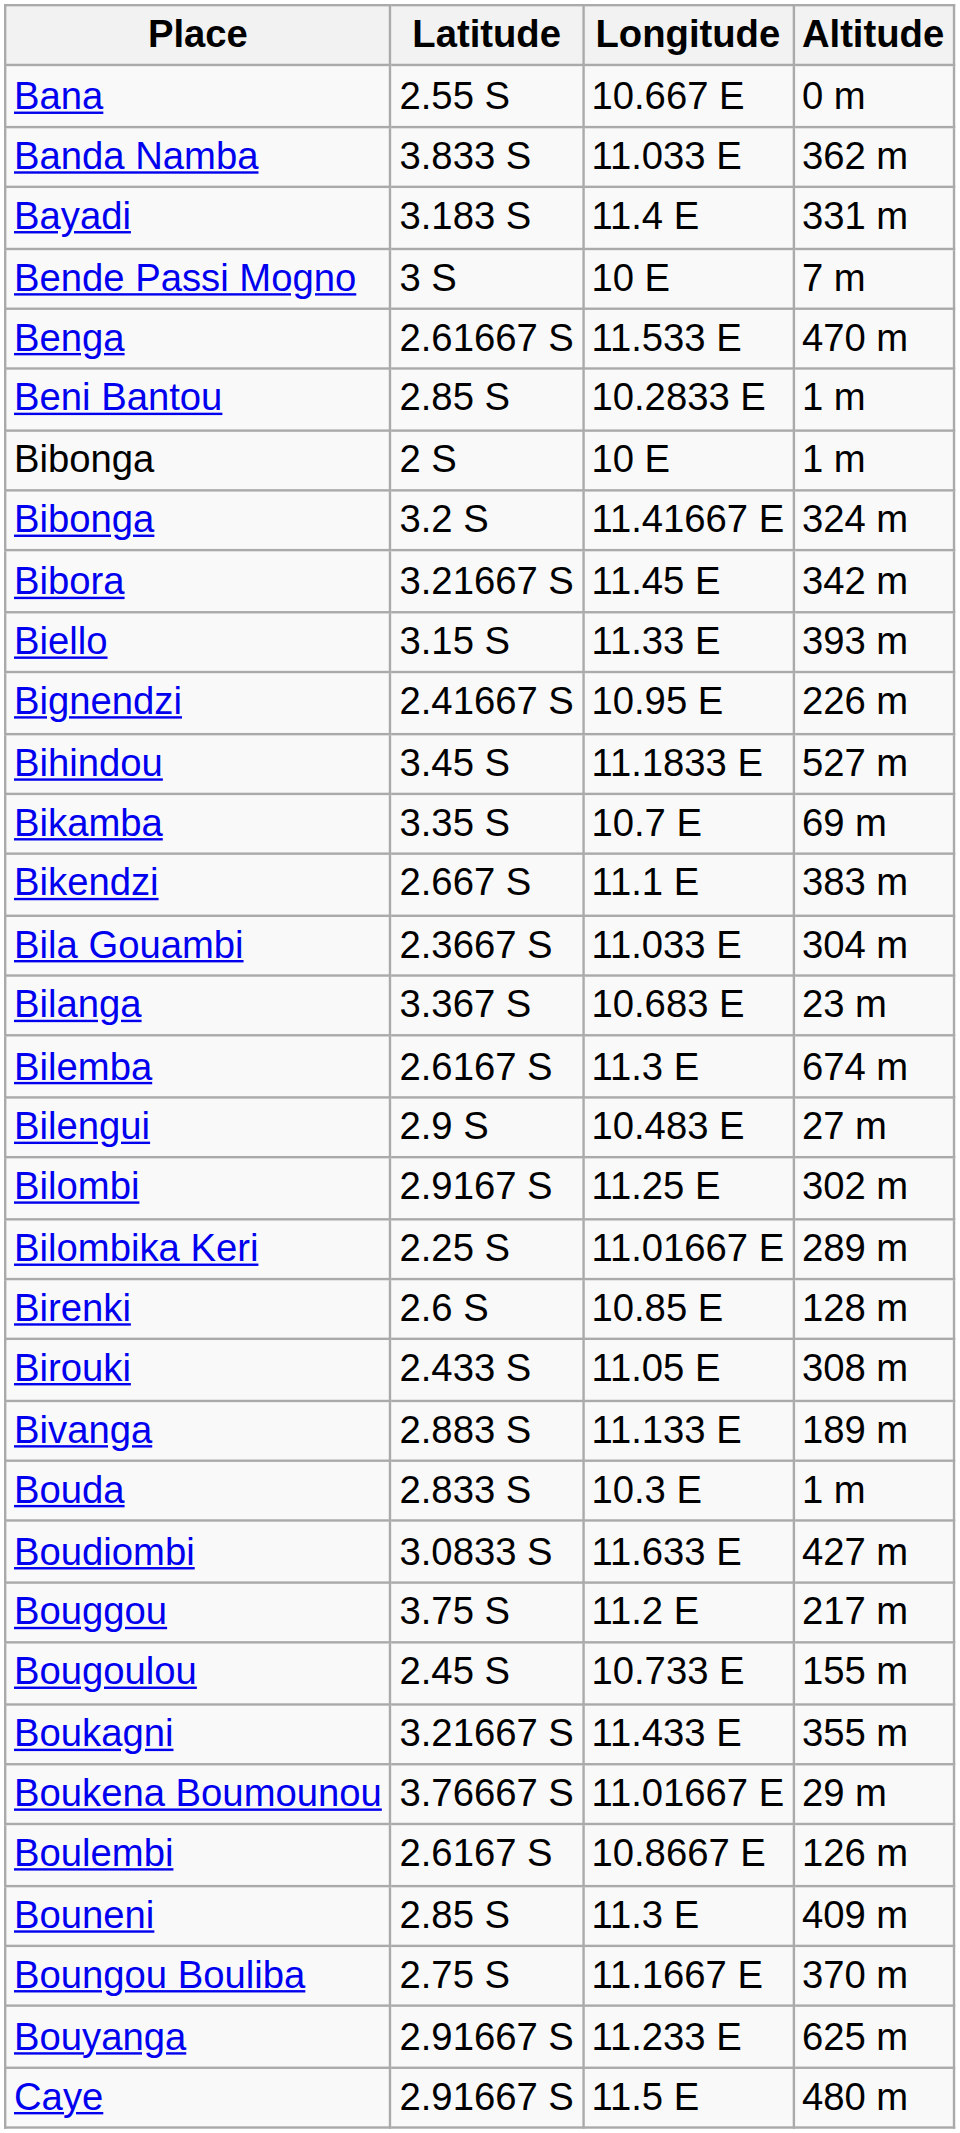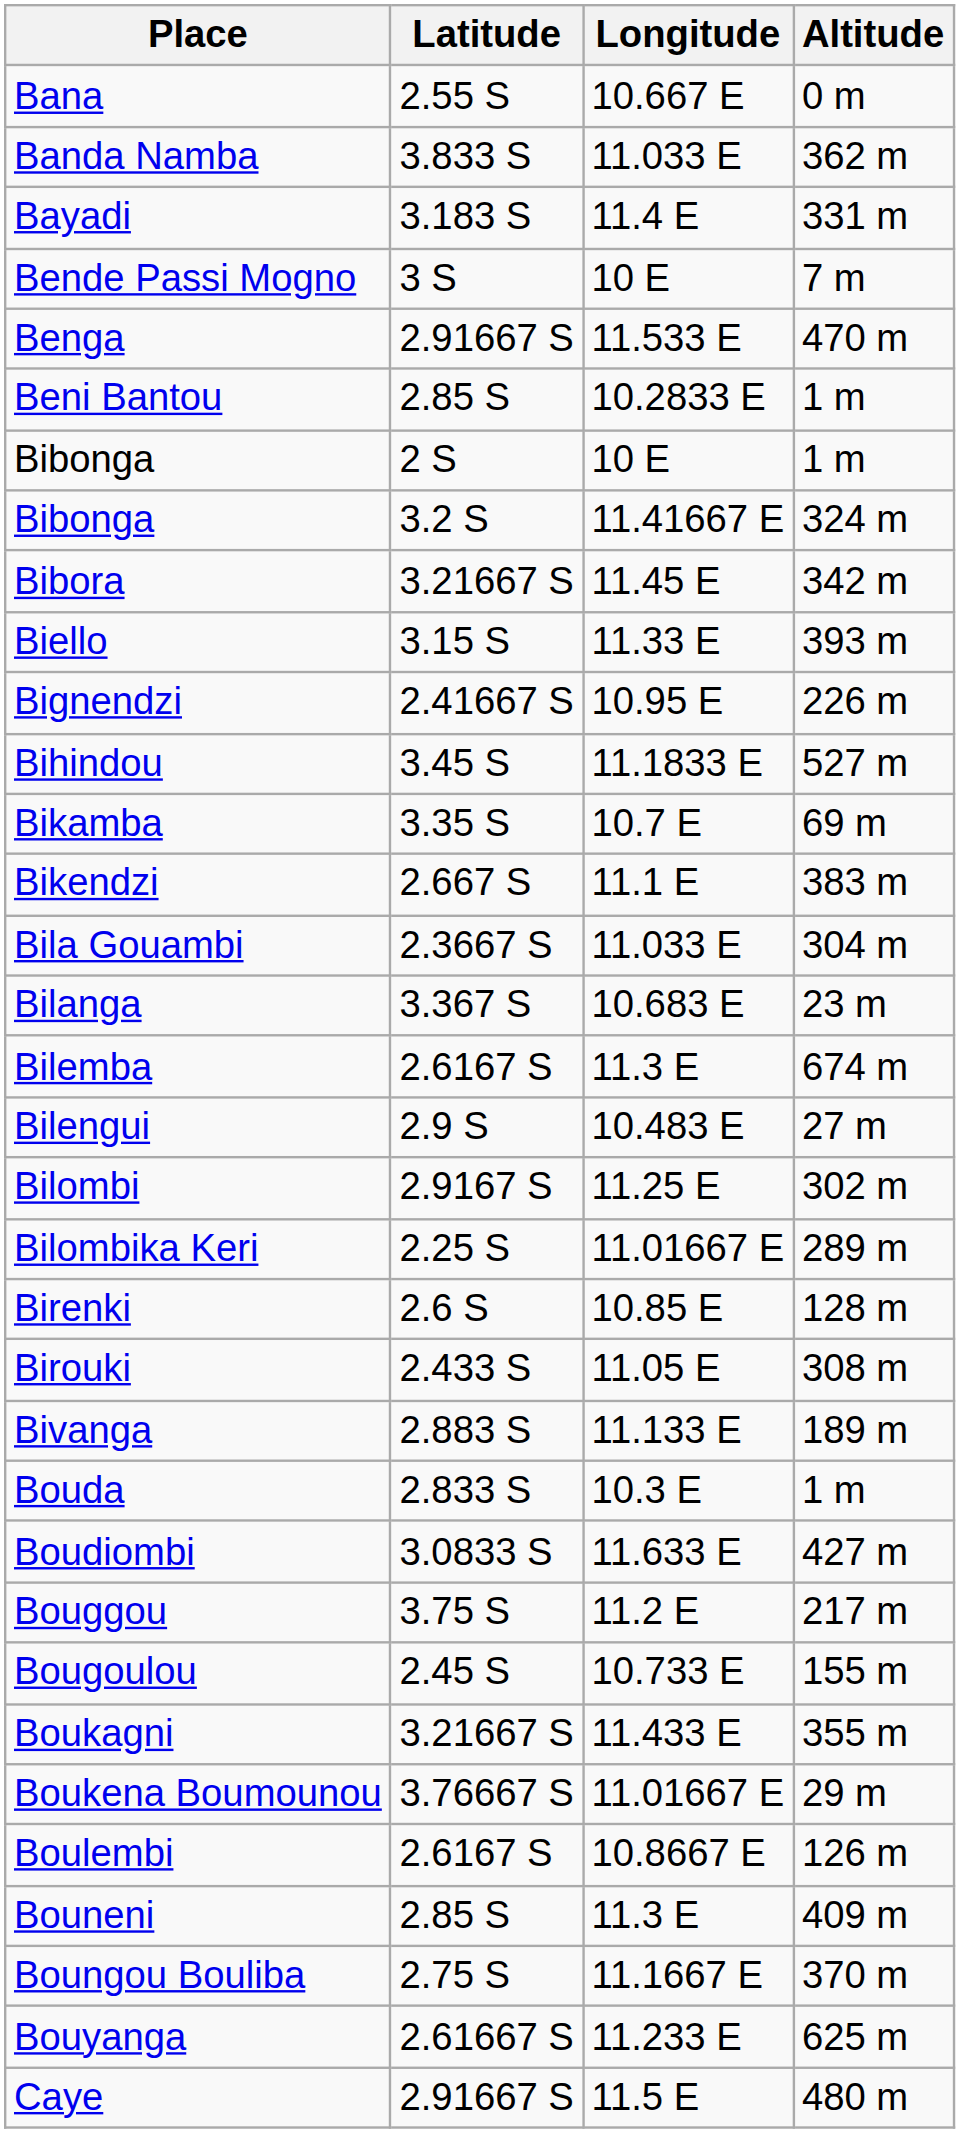(487, 338) 2.61667 S -> (487, 338) 2.91667 S
(487, 2036) 2.91667 S -> (487, 2036) 2.61667 S
